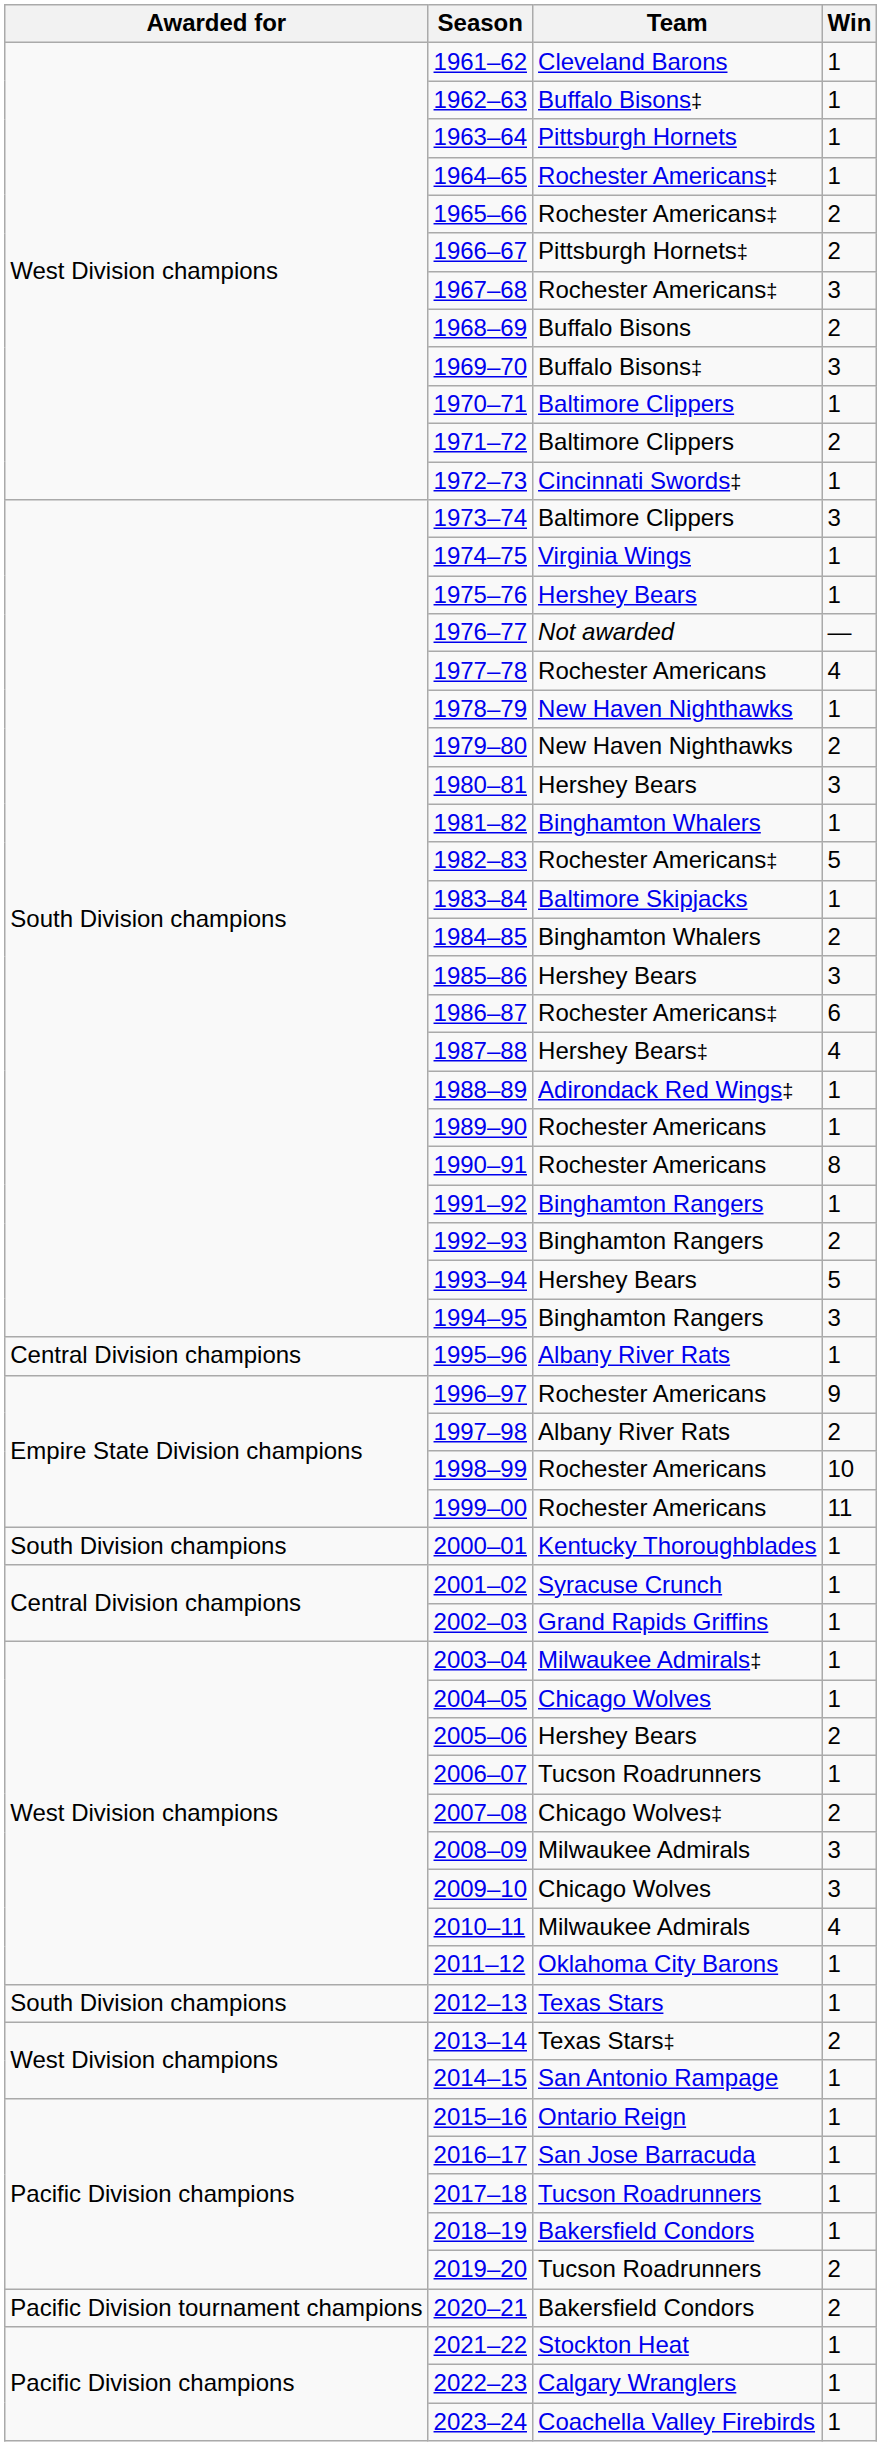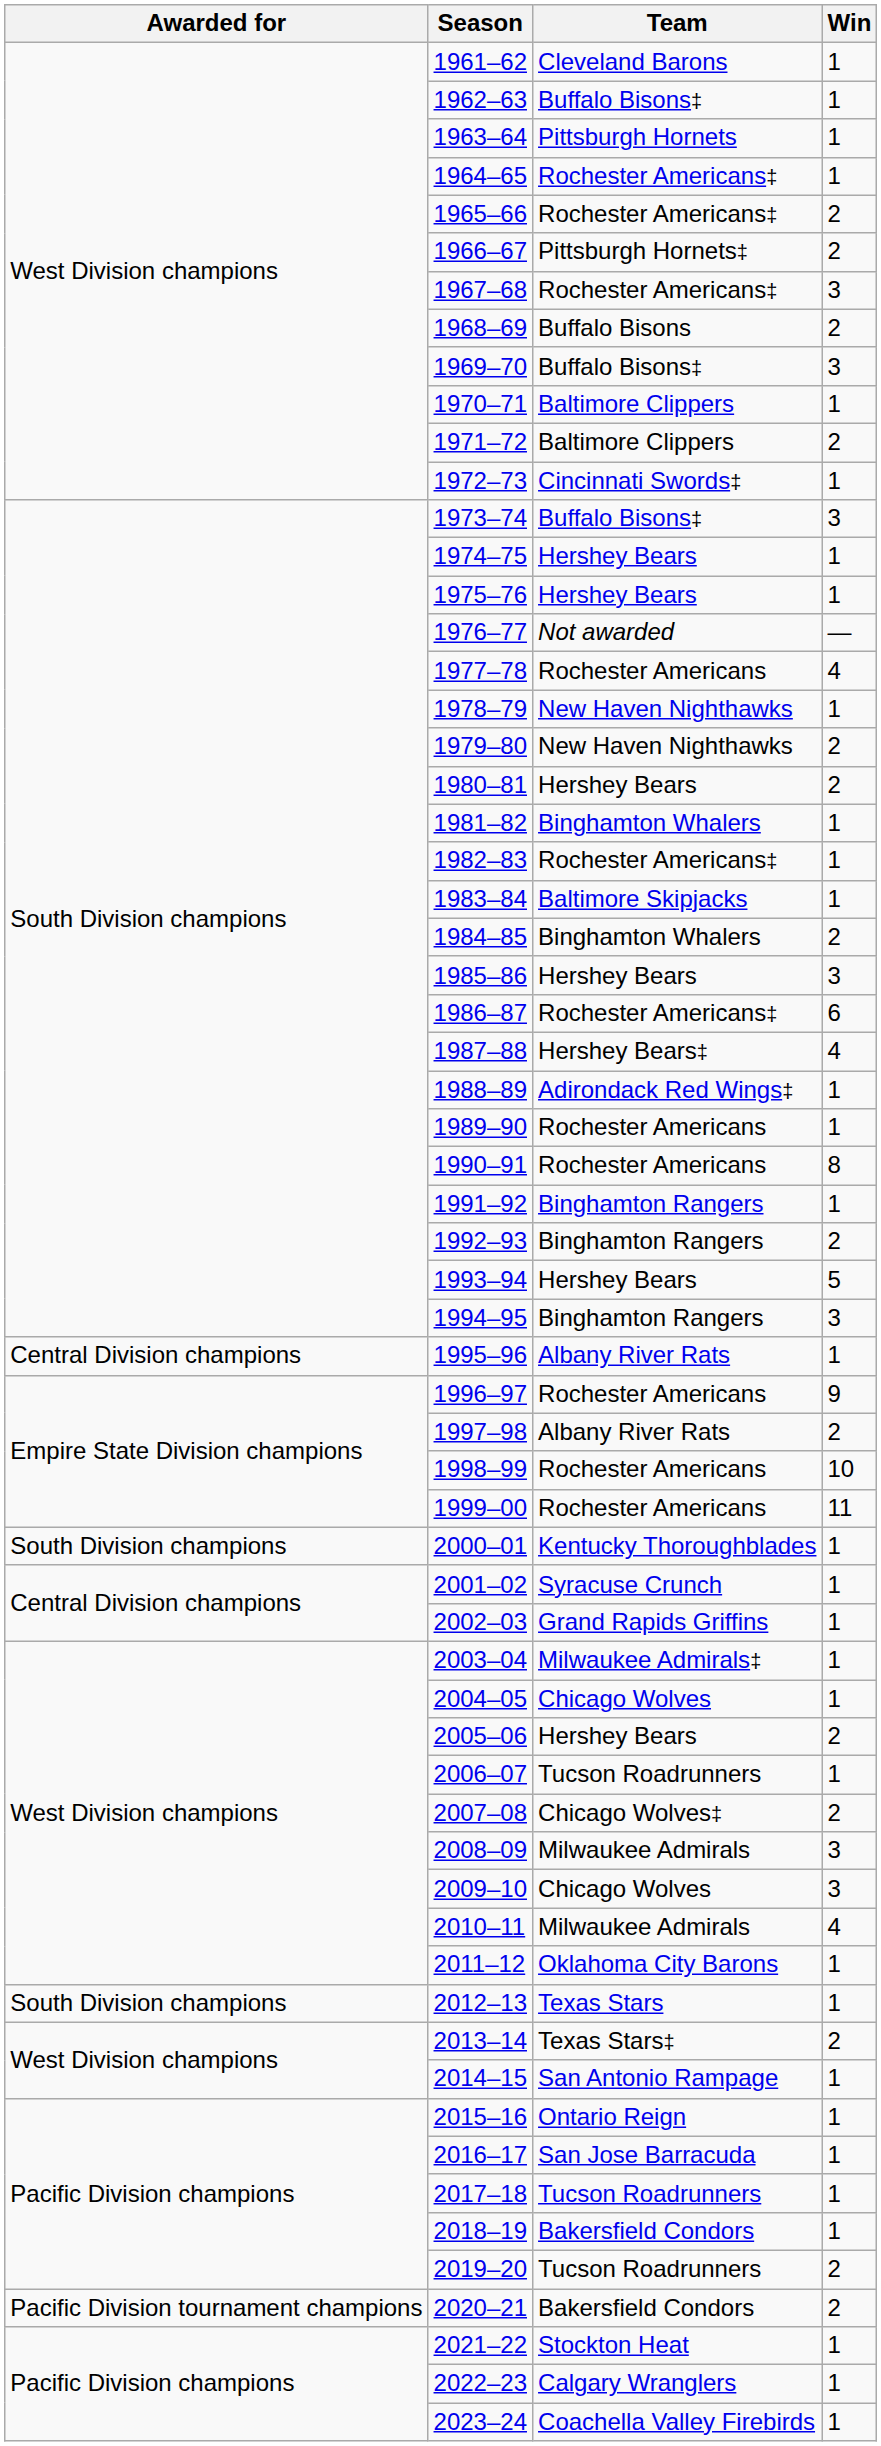(636, 518) Baltimore Clippers -> (620, 518) Buffalo Bisons‡
(615, 556) Virginia Wings -> (617, 556) Hershey Bears
(834, 784) 3 -> (834, 784) 2
(834, 860) 5 -> (834, 860) 1
